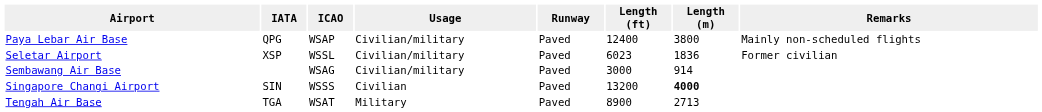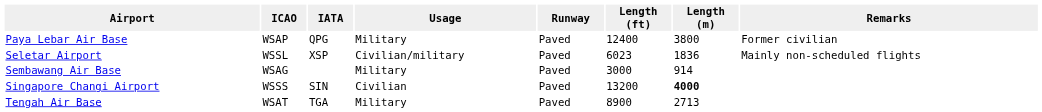columns swapped: (330, 18) <-> (284, 18)
(410, 39) Civilian/military -> (381, 39) Military
(831, 39) Mainly non-scheduled flights -> (789, 39) Former civilian
(789, 55) Former civilian -> (831, 55) Mainly non-scheduled flights
(410, 71) Civilian/military -> (381, 71) Military
